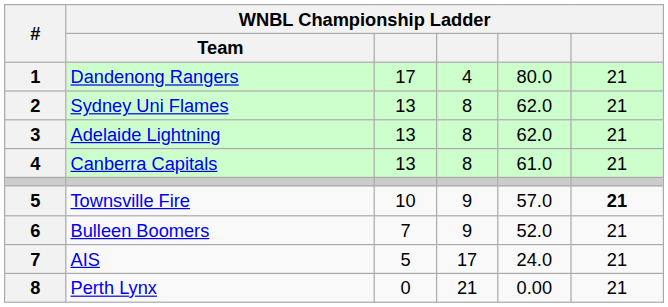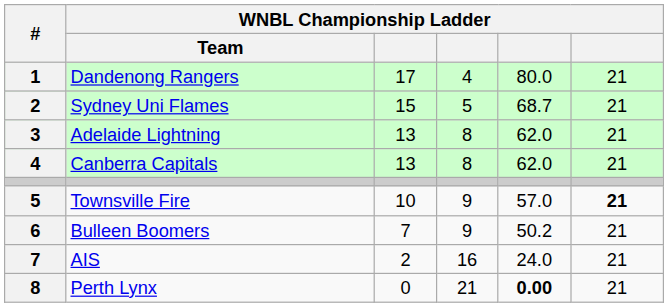(405, 106) 13 -> (405, 106) 15
(467, 106) 8 -> (467, 106) 5
(534, 106) 62.0 -> (534, 106) 68.7
(534, 164) 61.0 -> (534, 164) 62.0
(534, 230) 52.0 -> (534, 230) 50.2
(405, 259) 5 -> (405, 259) 2
(467, 259) 17 -> (467, 259) 16
(534, 288) normal -> (534, 288) bold
